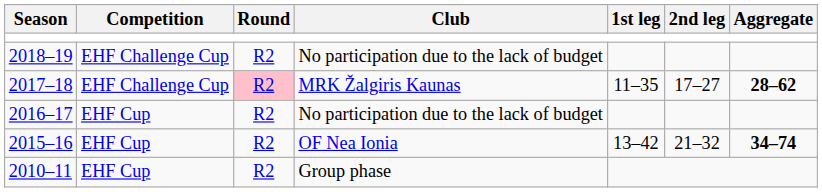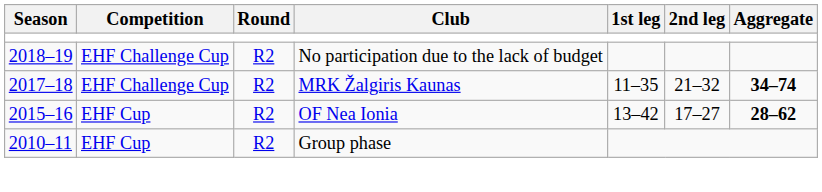(264, 85) pink background -> (264, 85) no background
(697, 85) 17–27 -> (697, 85) 21–32
(773, 85) 28–62 -> (773, 85) 34–74
- row: (41, 114)
(697, 143) 21–32 -> (697, 114) 17–27
(773, 143) 34–74 -> (773, 114) 28–62
